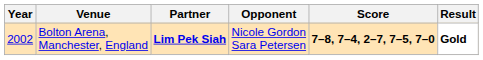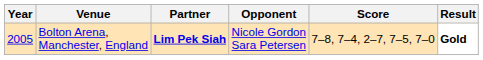(20, 39) 2002 -> (20, 39) 2005
(373, 39) bold -> (373, 39) normal
